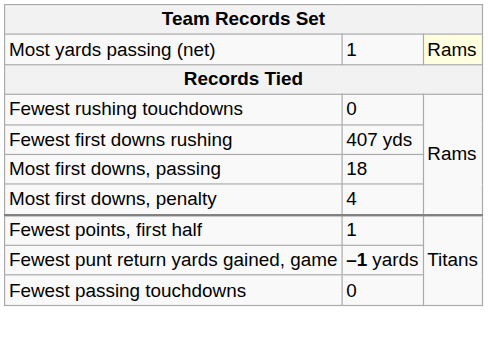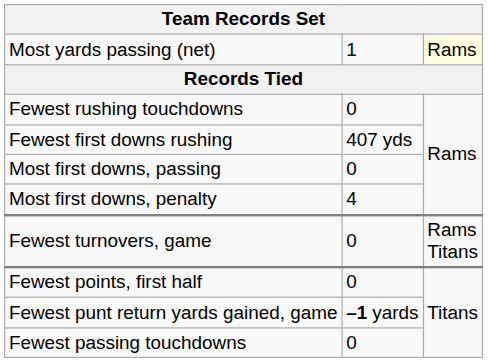(357, 169) 18 -> (351, 169) 0
+ row: (110, 240)
(351, 230) 1 -> (351, 282) 0
